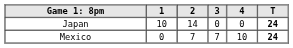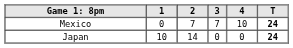rows swapped: (76, 36) <-> (76, 24)
